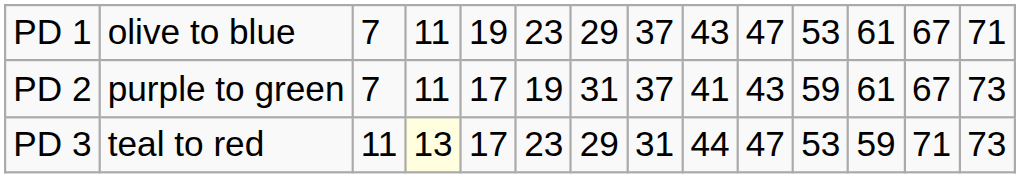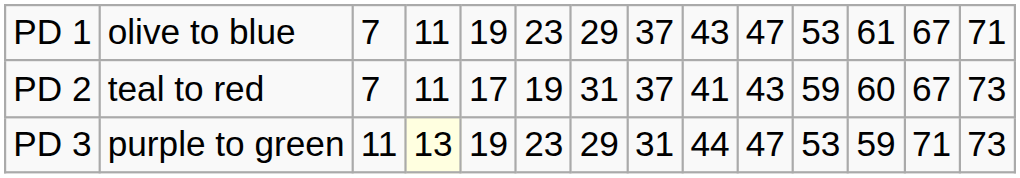(226, 88) purple to green -> (186, 88) teal to red
(876, 88) 61 -> (876, 88) 60
(186, 144) teal to red -> (226, 144) purple to green
(488, 144) 17 -> (488, 144) 19
